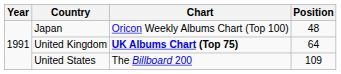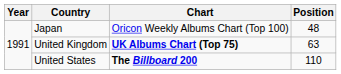(313, 45) 64 -> (313, 45) 63
(152, 61) normal -> (154, 61) bold
(313, 61) 109 -> (313, 61) 110
